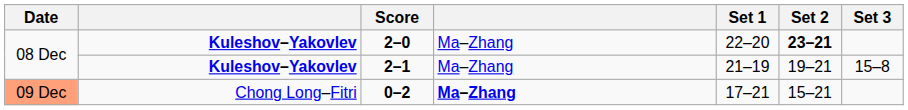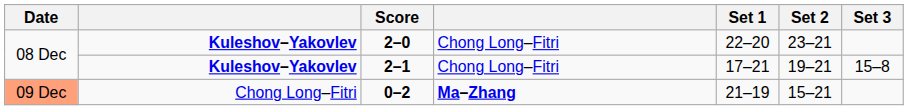(475, 42) Ma–Zhang -> (498, 42) Chong Long–Fitri
(810, 42) bold -> (810, 42) normal
(475, 68) Ma–Zhang -> (498, 68) Chong Long–Fitri
(747, 68) 21–19 -> (747, 68) 17–21
(747, 93) 17–21 -> (747, 93) 21–19
